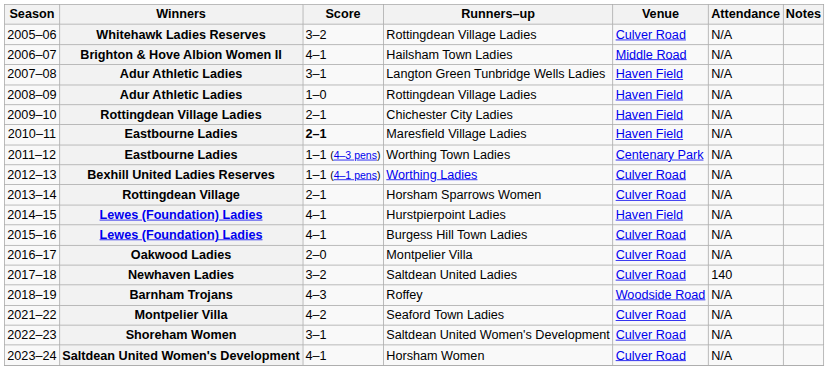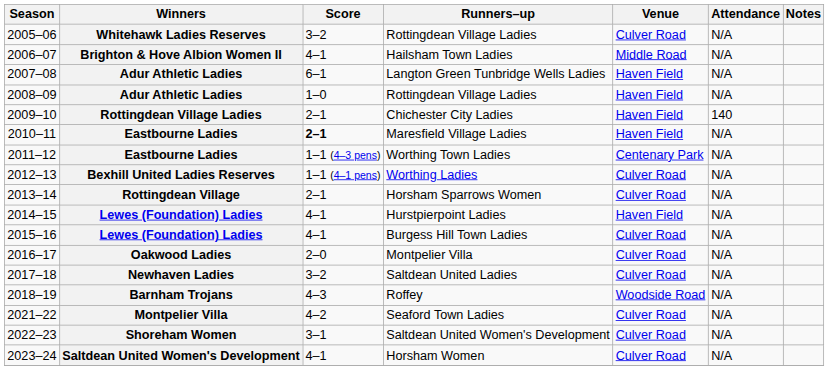(316, 74) 3–1 -> (316, 74) 6–1
(722, 114) N/A -> (722, 114) 140
(722, 275) 140 -> (722, 275) N/A
